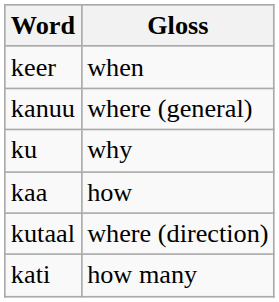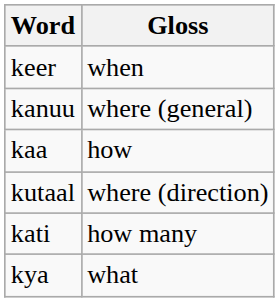- row: (24, 150)
+ row: (30, 274)
